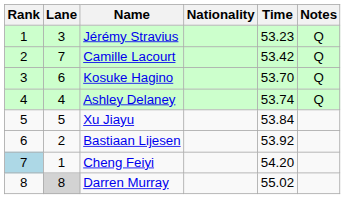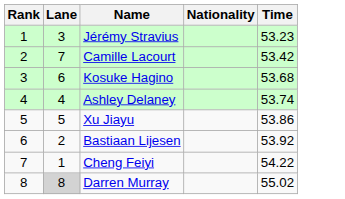- column: (319, 15)
(277, 78) 53.70 -> (277, 78) 53.68
(277, 120) 53.84 -> (277, 120) 53.86
(24, 162) lightblue background -> (24, 162) no background
(277, 162) 54.20 -> (277, 162) 54.22
